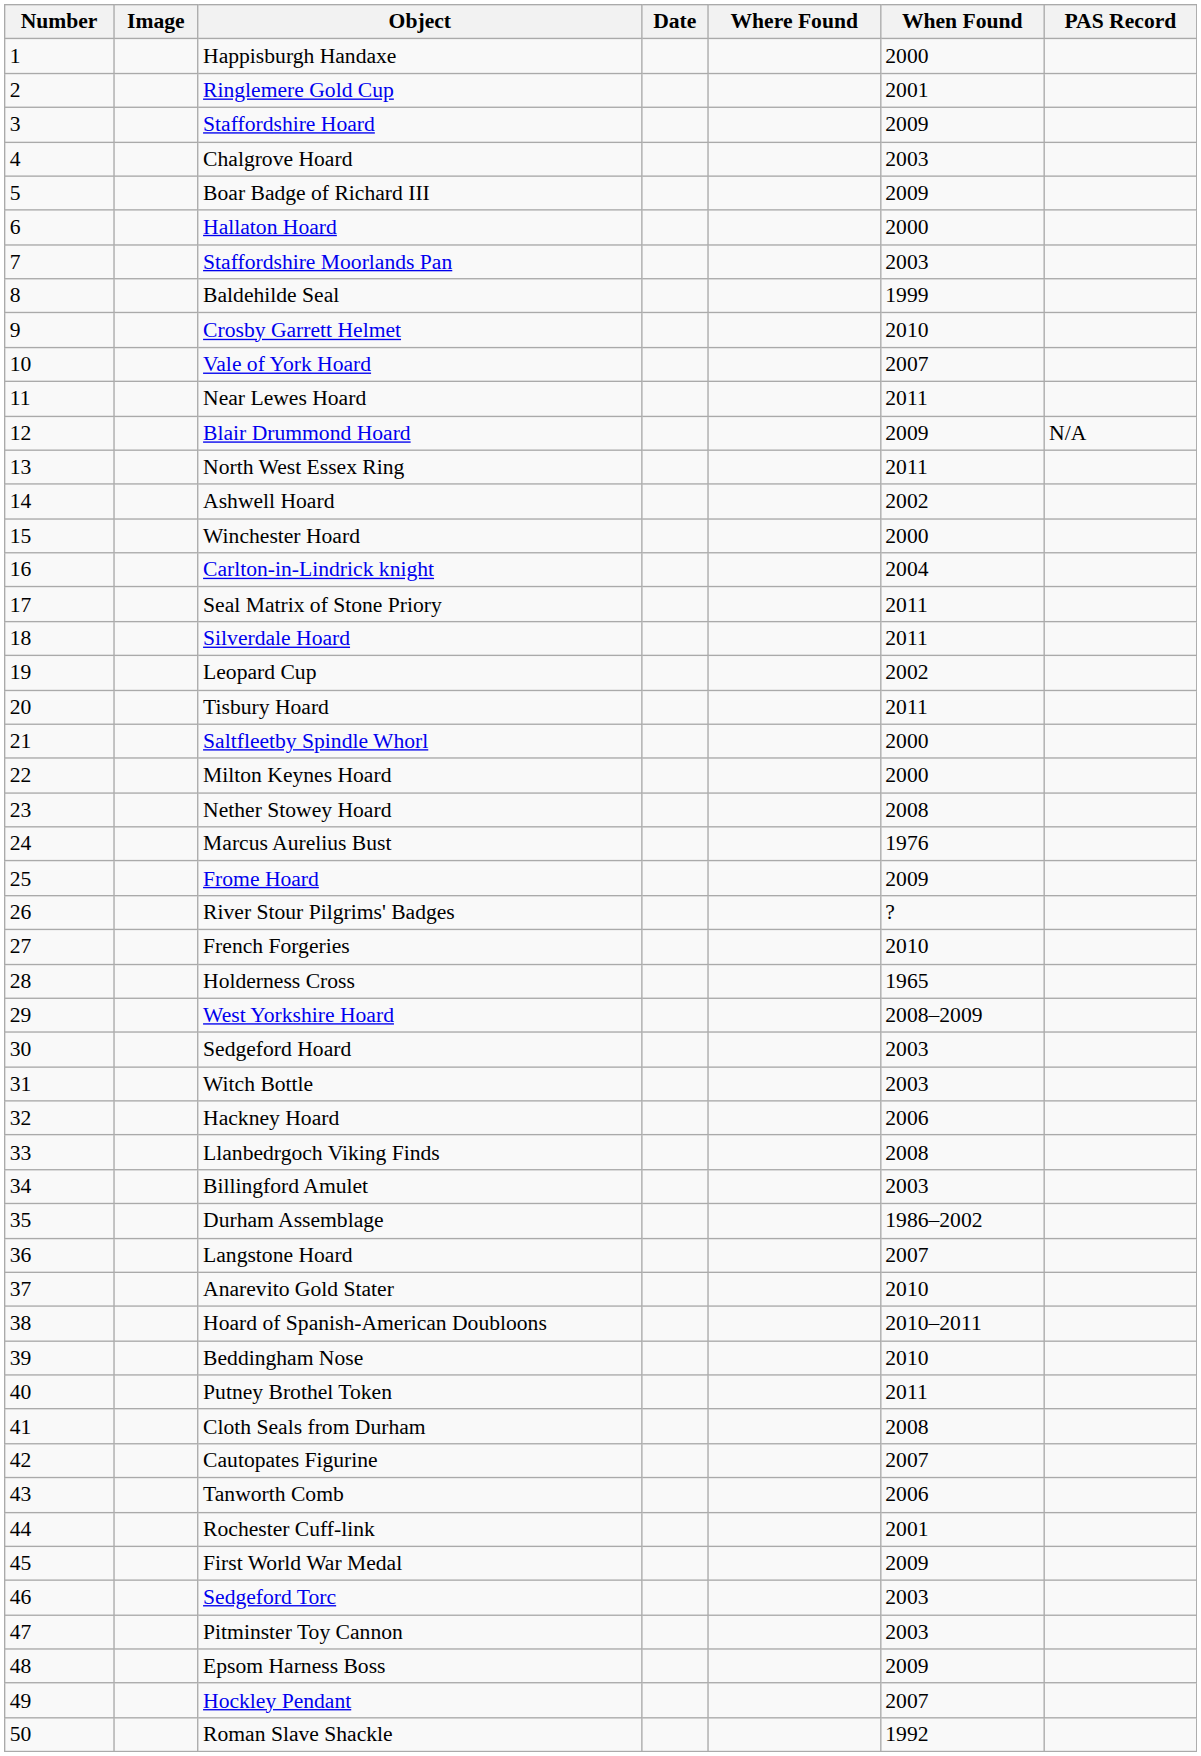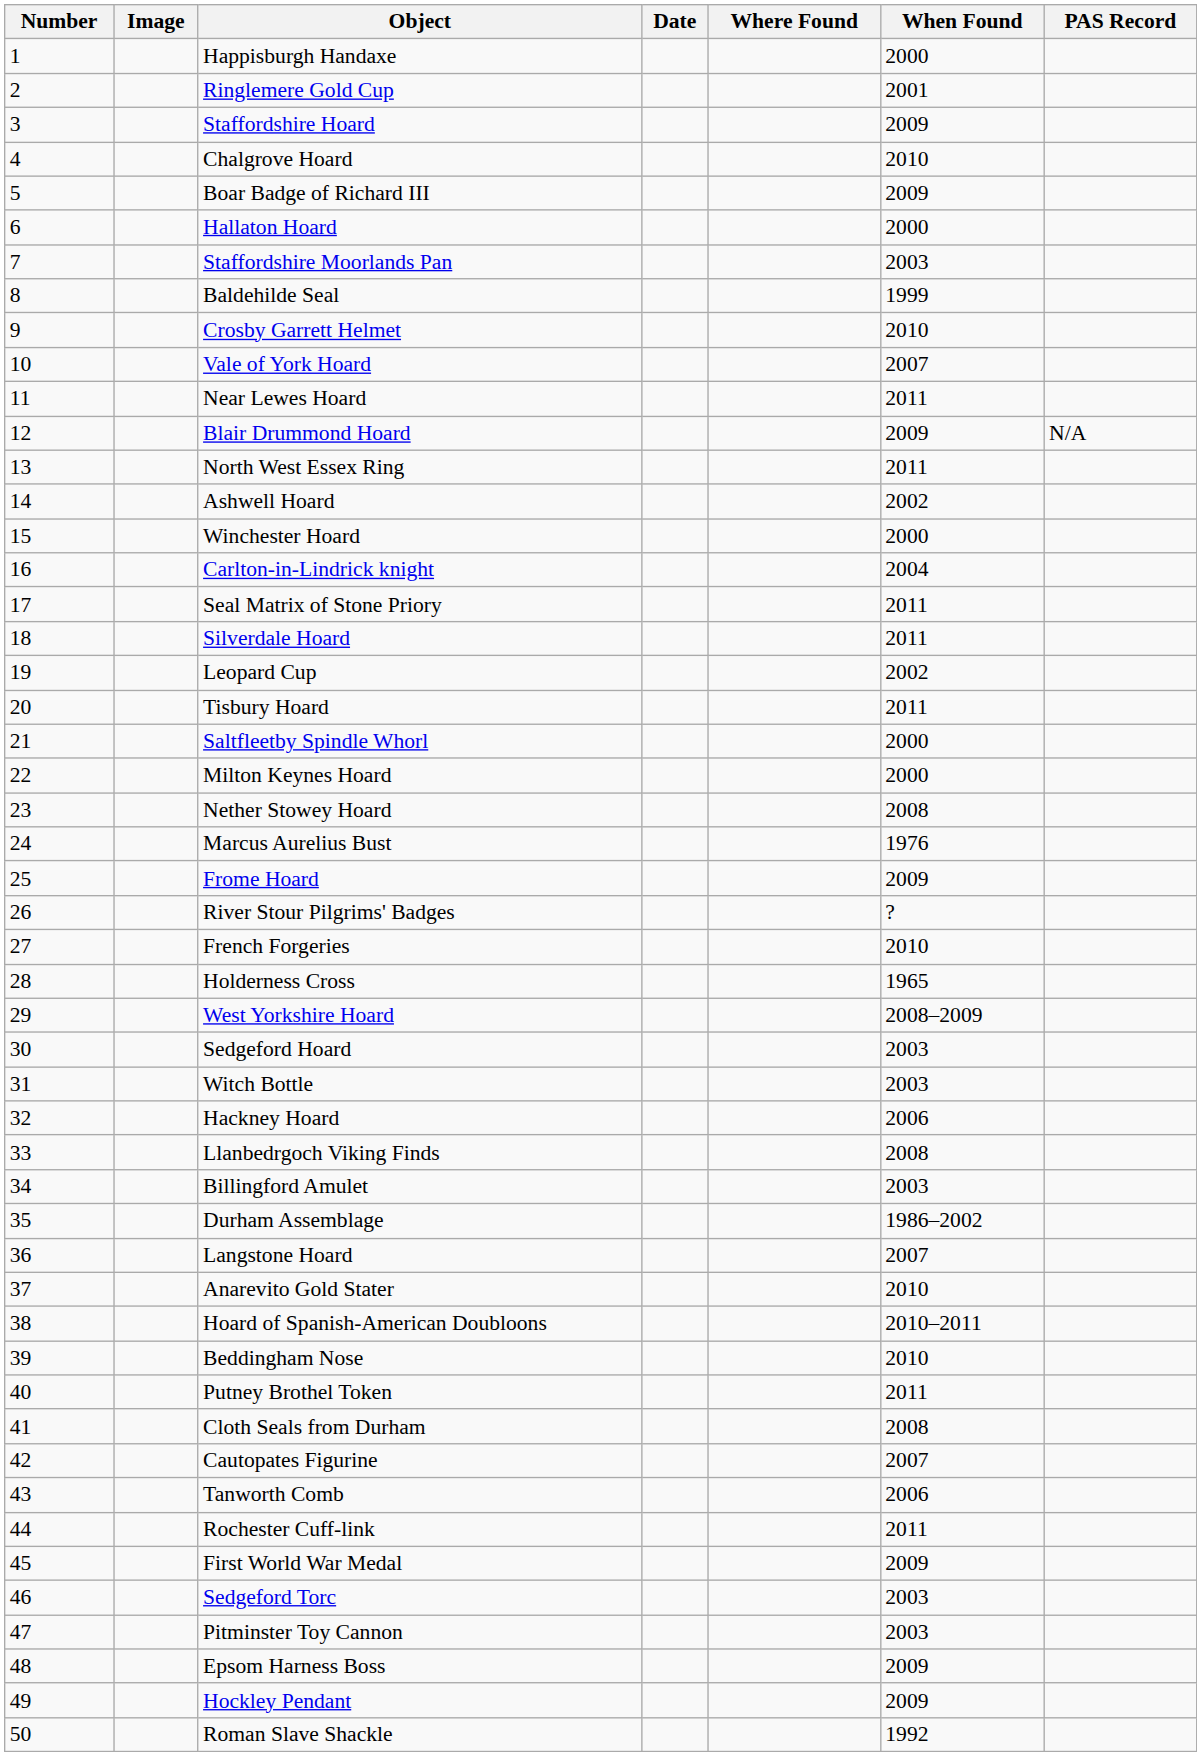(907, 158) 2003 -> (907, 158) 2010
(907, 1528) 2001 -> (907, 1528) 2011
(907, 1700) 2007 -> (907, 1700) 2009
